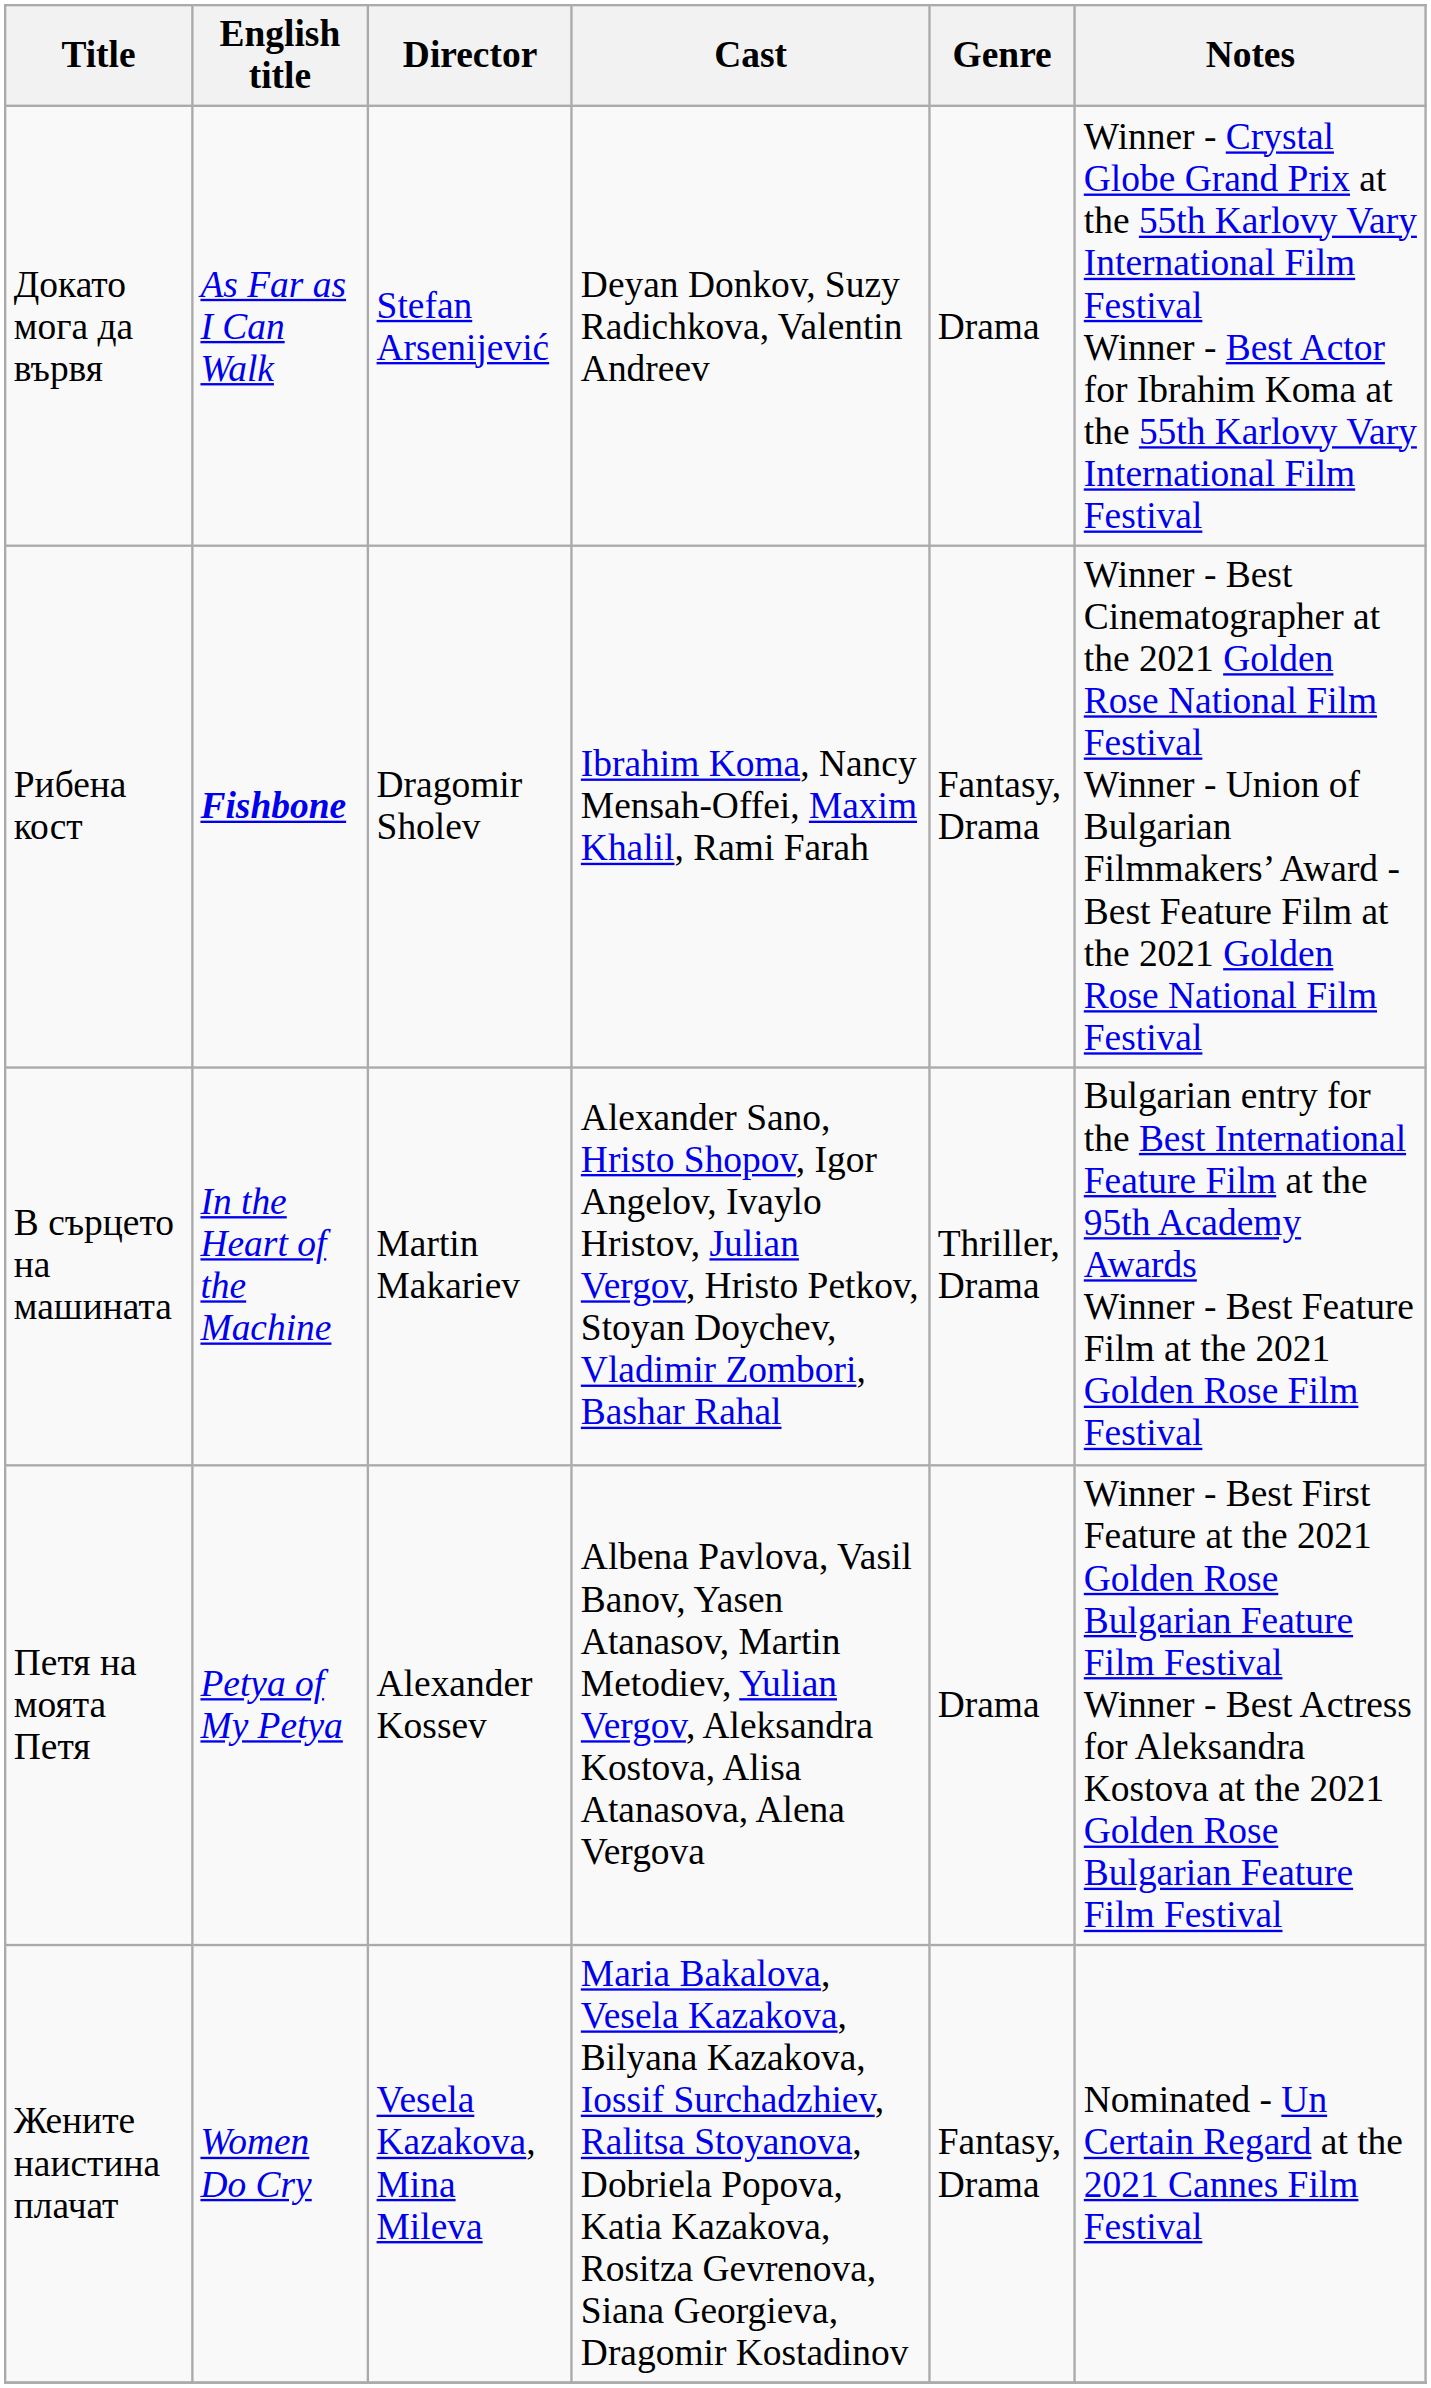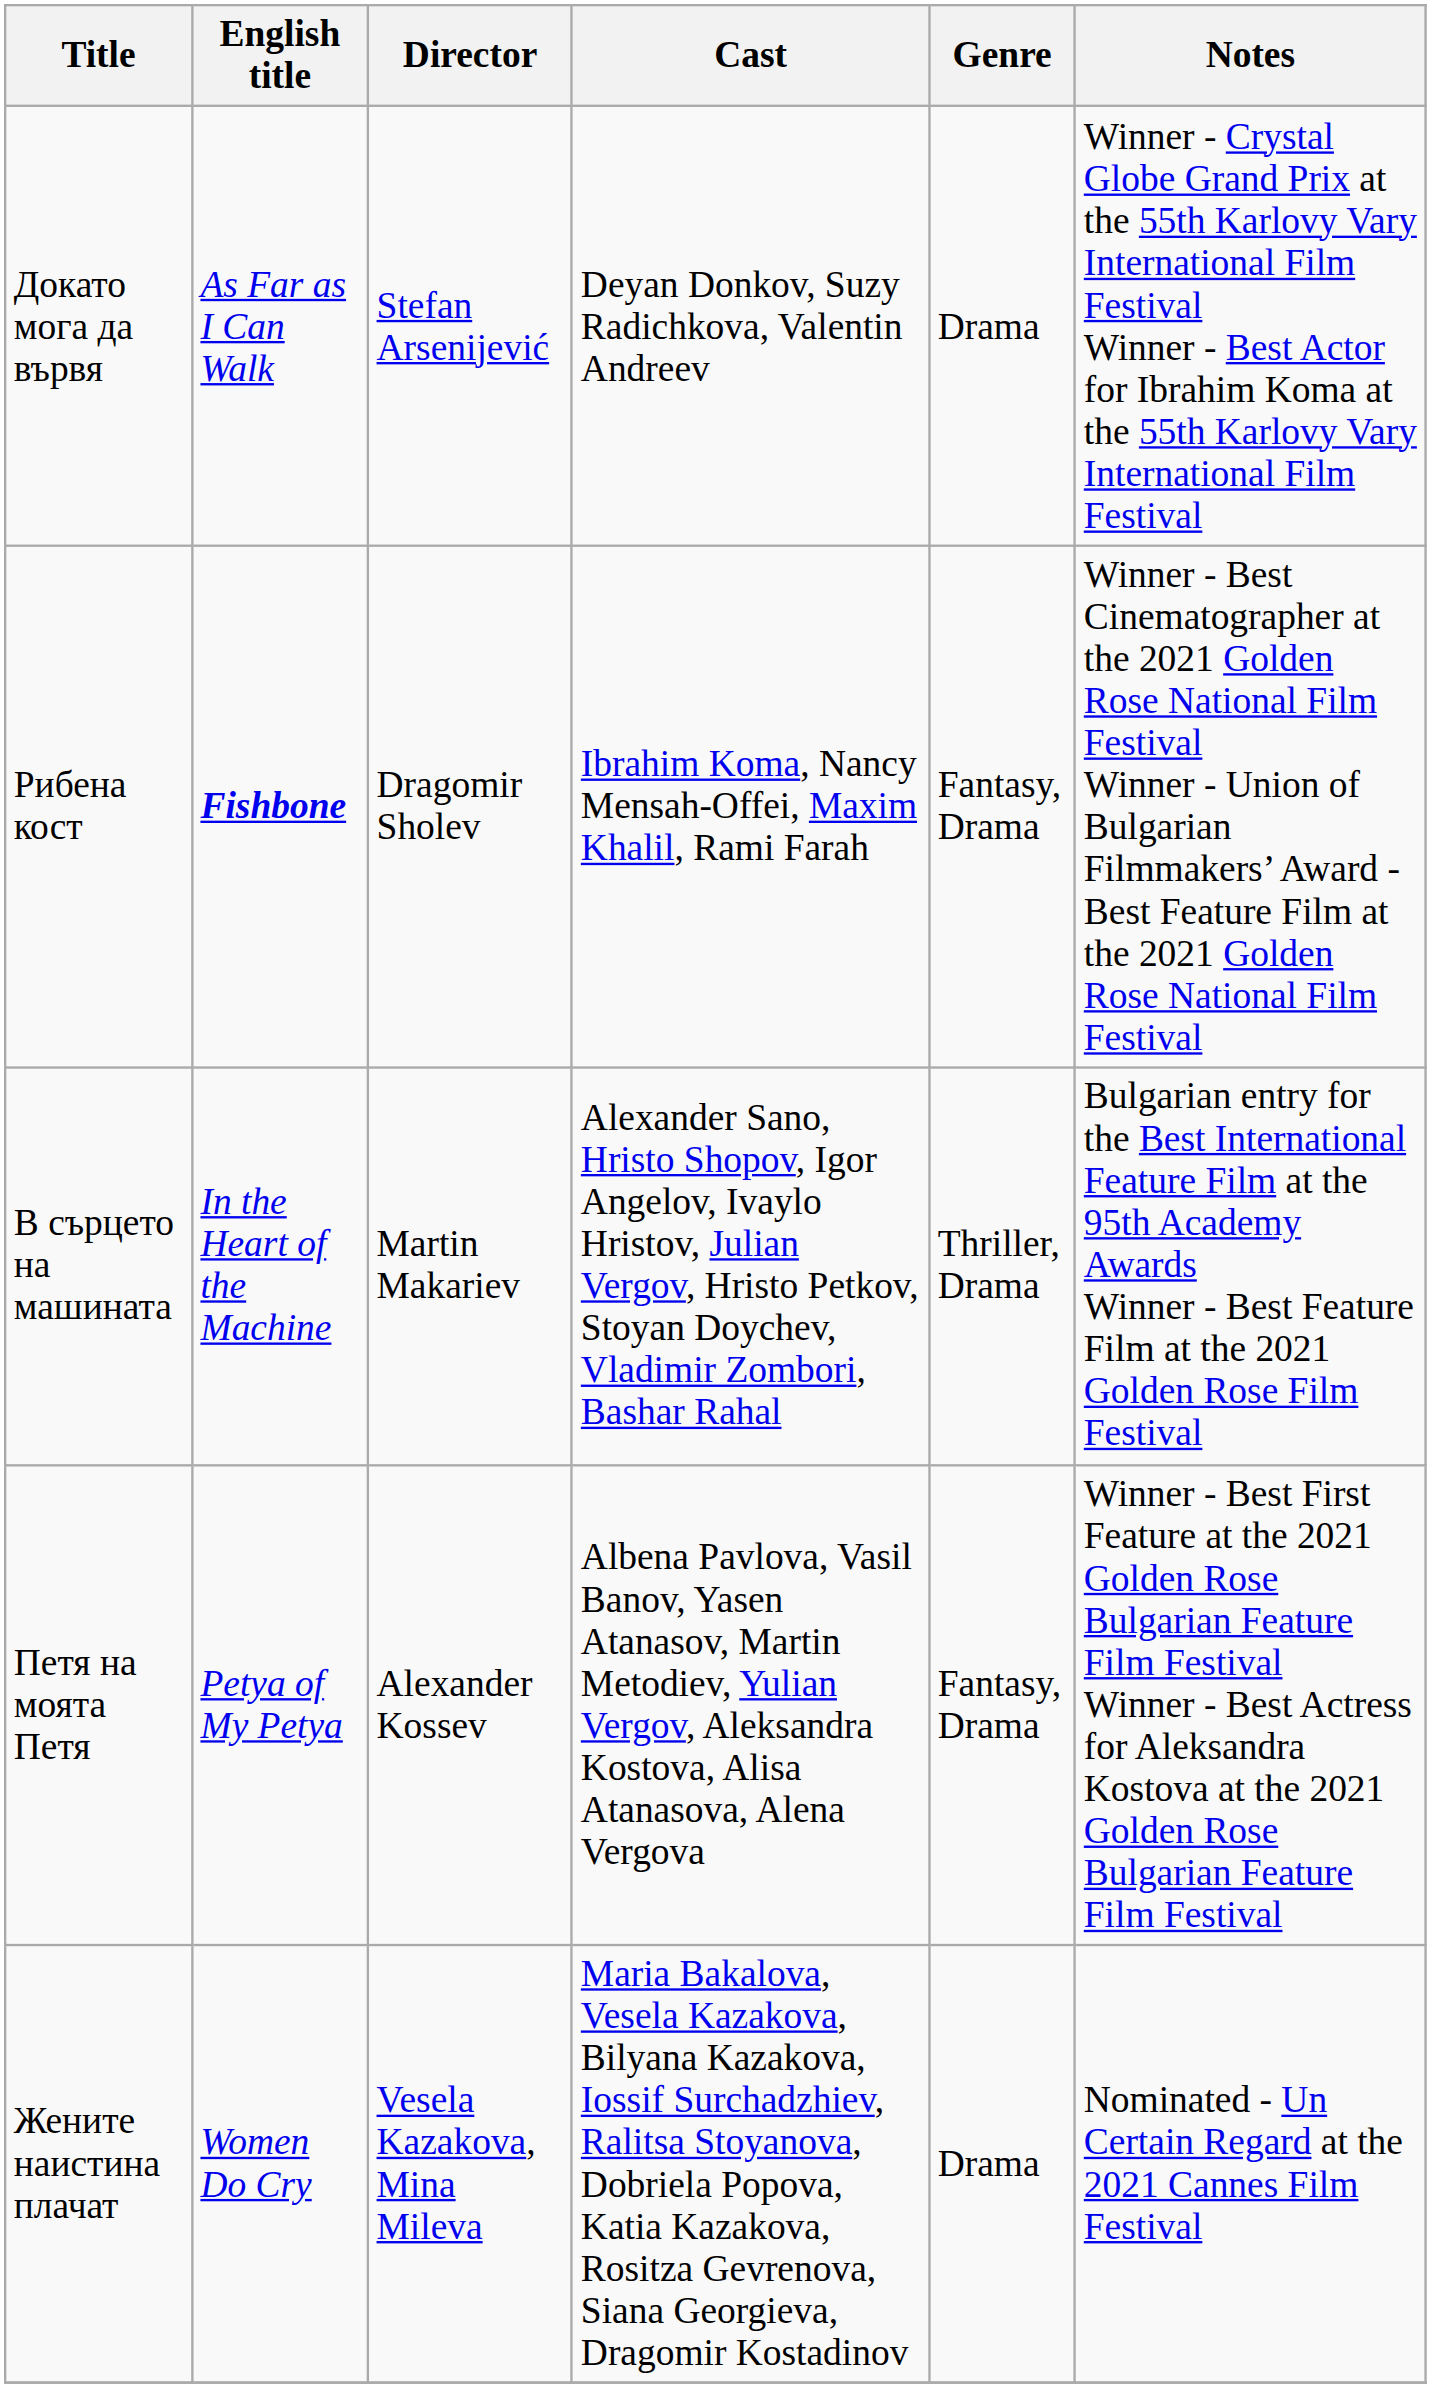(989, 1703) Drama -> (999, 1703) Fantasy, Drama
(999, 2163) Fantasy, Drama -> (989, 2163) Drama
